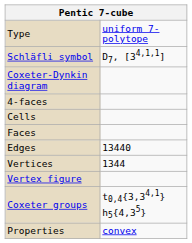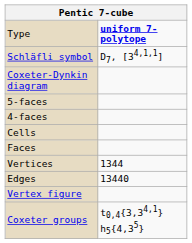(131, 34) normal -> (129, 34) bold
+ row: (27, 101)
rows swapped: (22, 148) <-> (30, 163)
- row: (36, 231)
